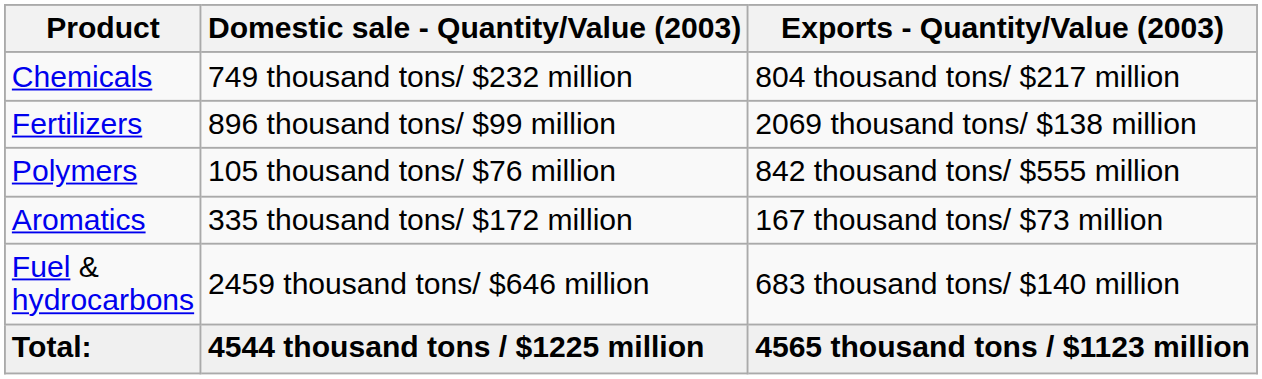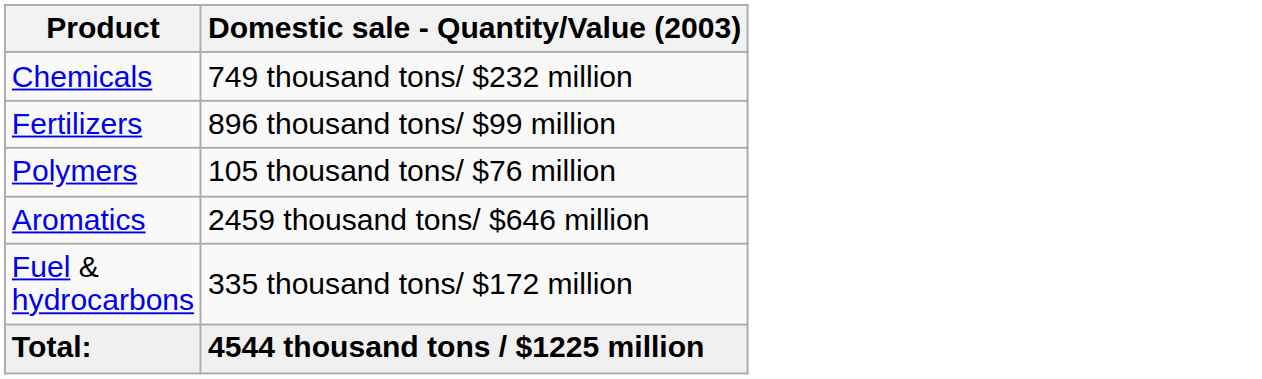- column: (1003, 28)
(420, 219) 335 thousand tons/ $172 million -> (429, 219) 2459 thousand tons/ $646 million
(429, 283) 2459 thousand tons/ $646 million -> (420, 283) 335 thousand tons/ $172 million
